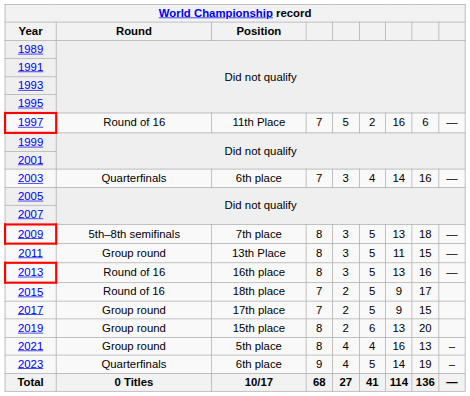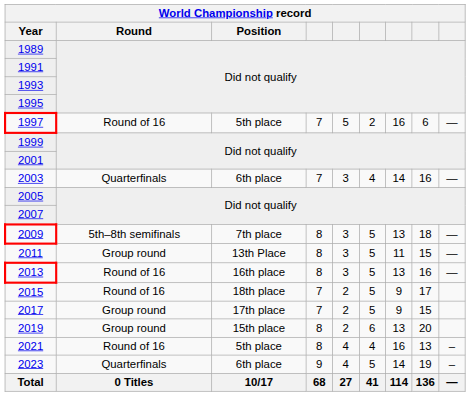(259, 123) 11th Place -> (259, 123) 5th place
(134, 346) Group round -> (134, 346) Round of 16
